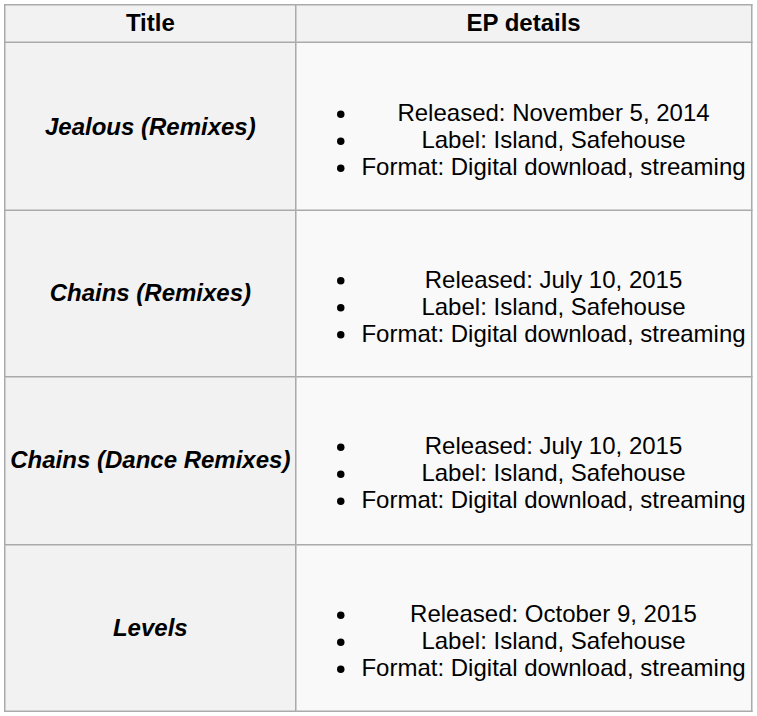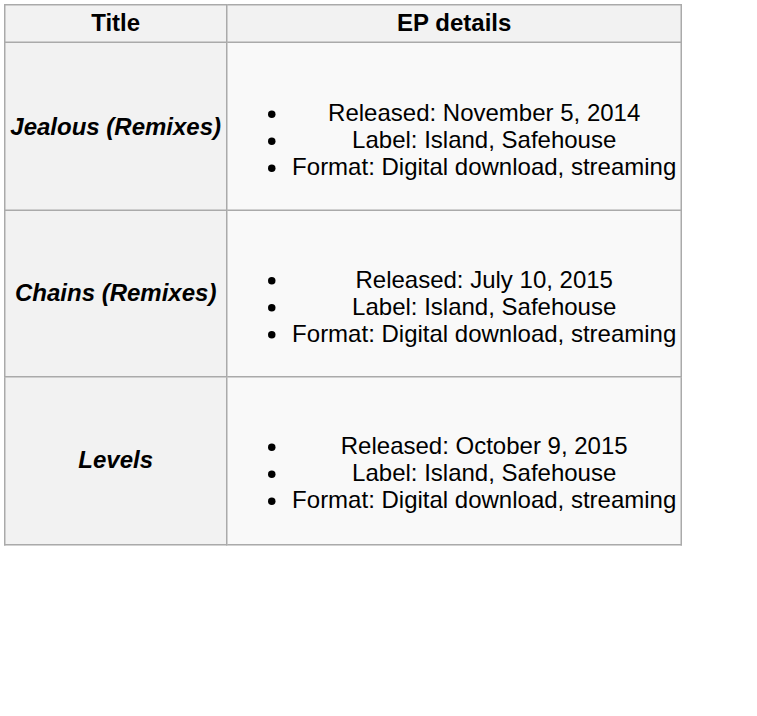- row: (150, 460)
